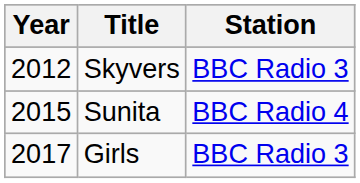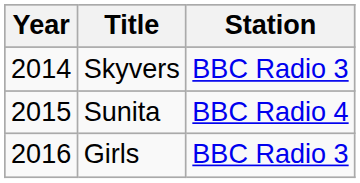(41, 68) 2012 -> (41, 68) 2014
(41, 154) 2017 -> (41, 154) 2016
